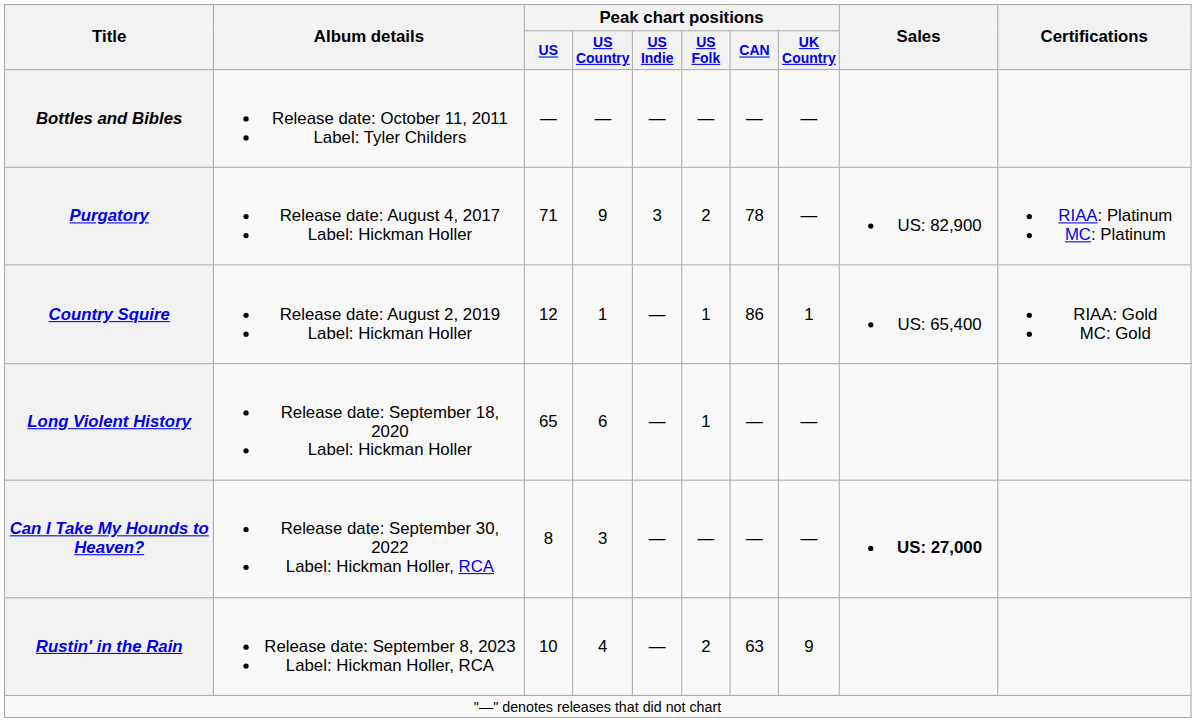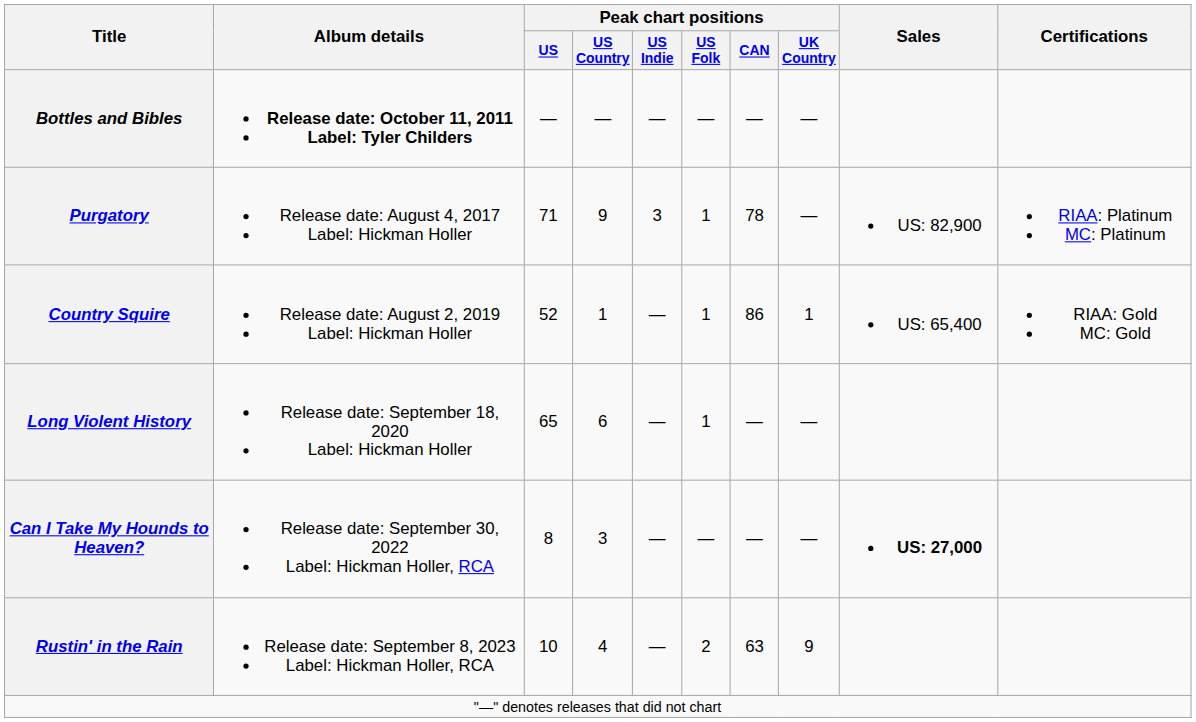(369, 128) normal -> (369, 128) bold
(706, 216) 2 -> (706, 216) 1
(548, 314) 12 -> (548, 314) 52
